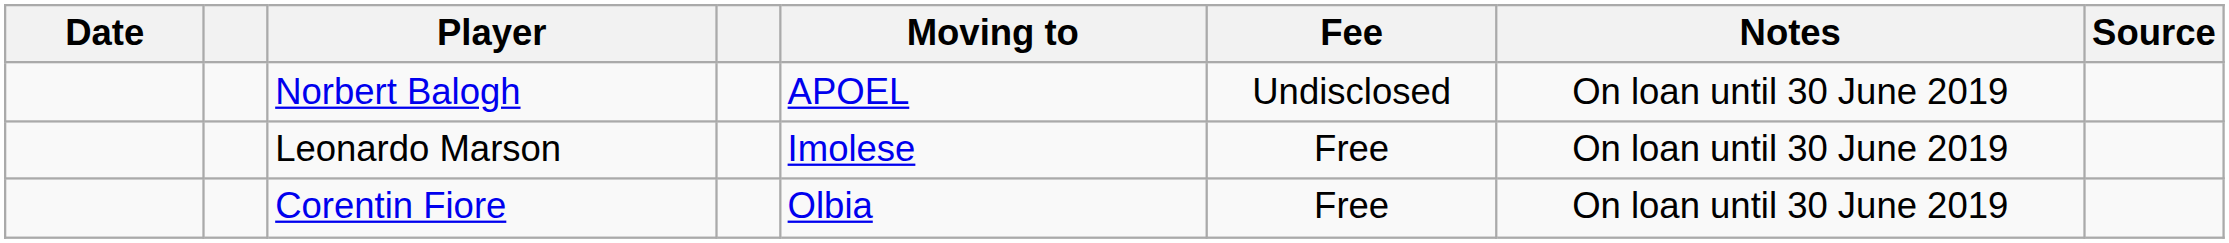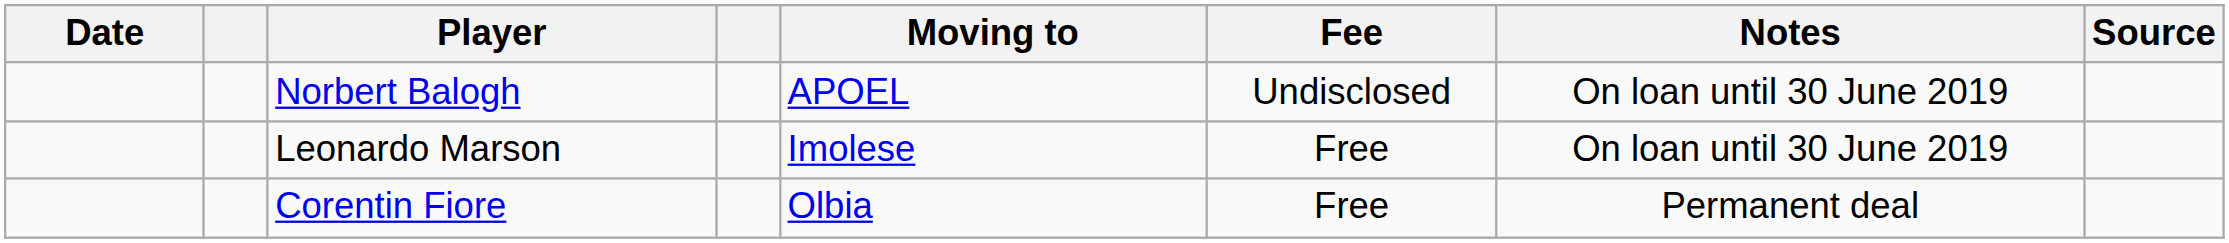(1790, 206) On loan until 30 June 2019 -> (1790, 206) Permanent deal
